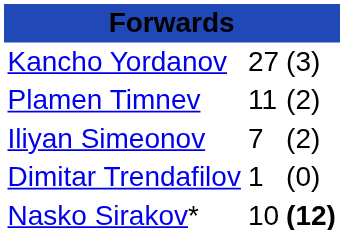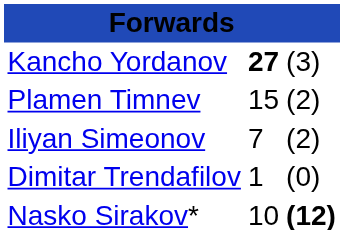(263, 61) normal -> (263, 61) bold
(262, 99) 11 -> (263, 99) 15
